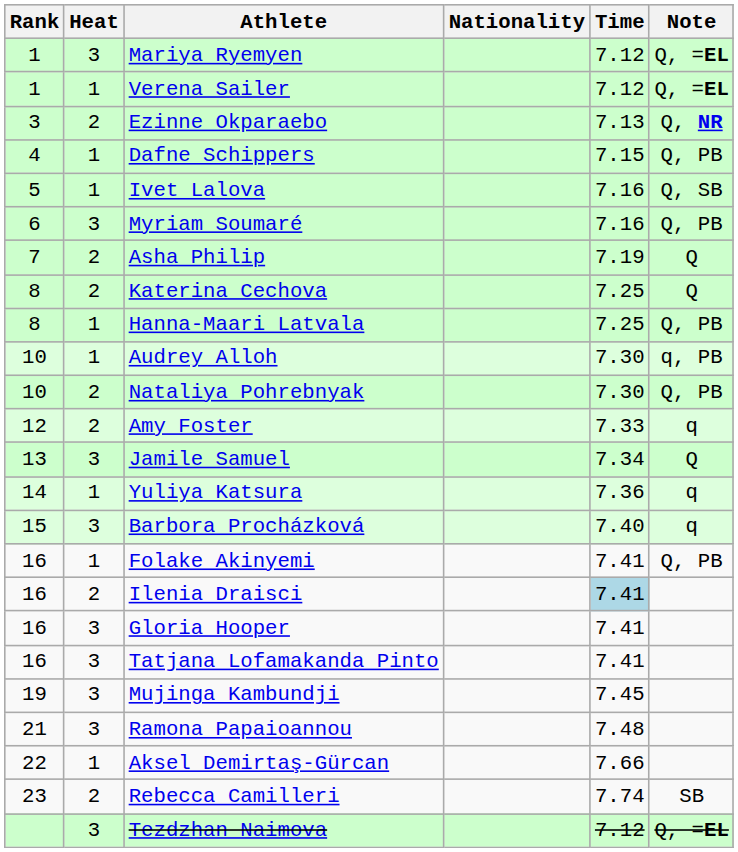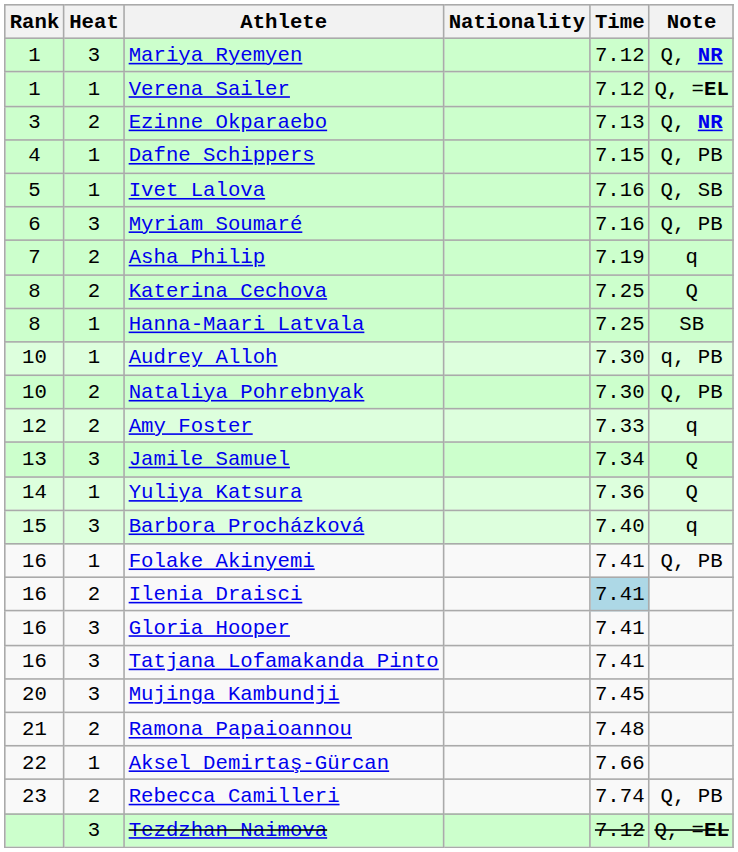(692, 55) Q, =EL -> (692, 55) Q, NR
(692, 257) Q -> (692, 257) q
(692, 325) Q, PB -> (692, 325) SB
(692, 493) q -> (692, 493) Q
(35, 695) 19 -> (35, 695) 20
(94, 729) 3 -> (94, 729) 2
(692, 796) SB -> (692, 796) Q, PB
